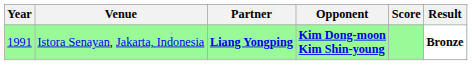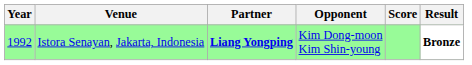(20, 42) 1991 -> (20, 42) 1992
(342, 42) bold -> (341, 42) normal
